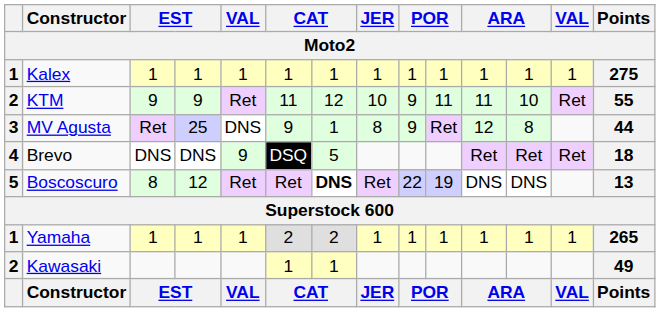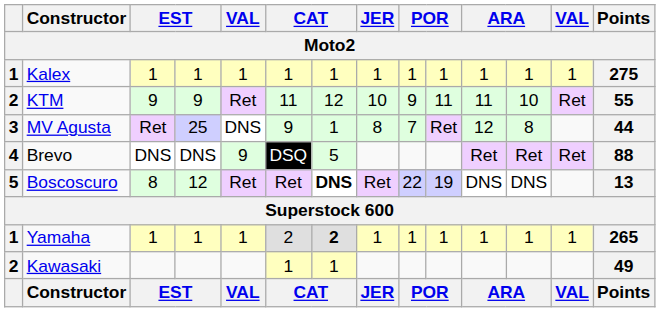(412, 128) 9 -> (412, 128) 7
(624, 155) 18 -> (624, 155) 88
(334, 237) normal -> (334, 237) bold
